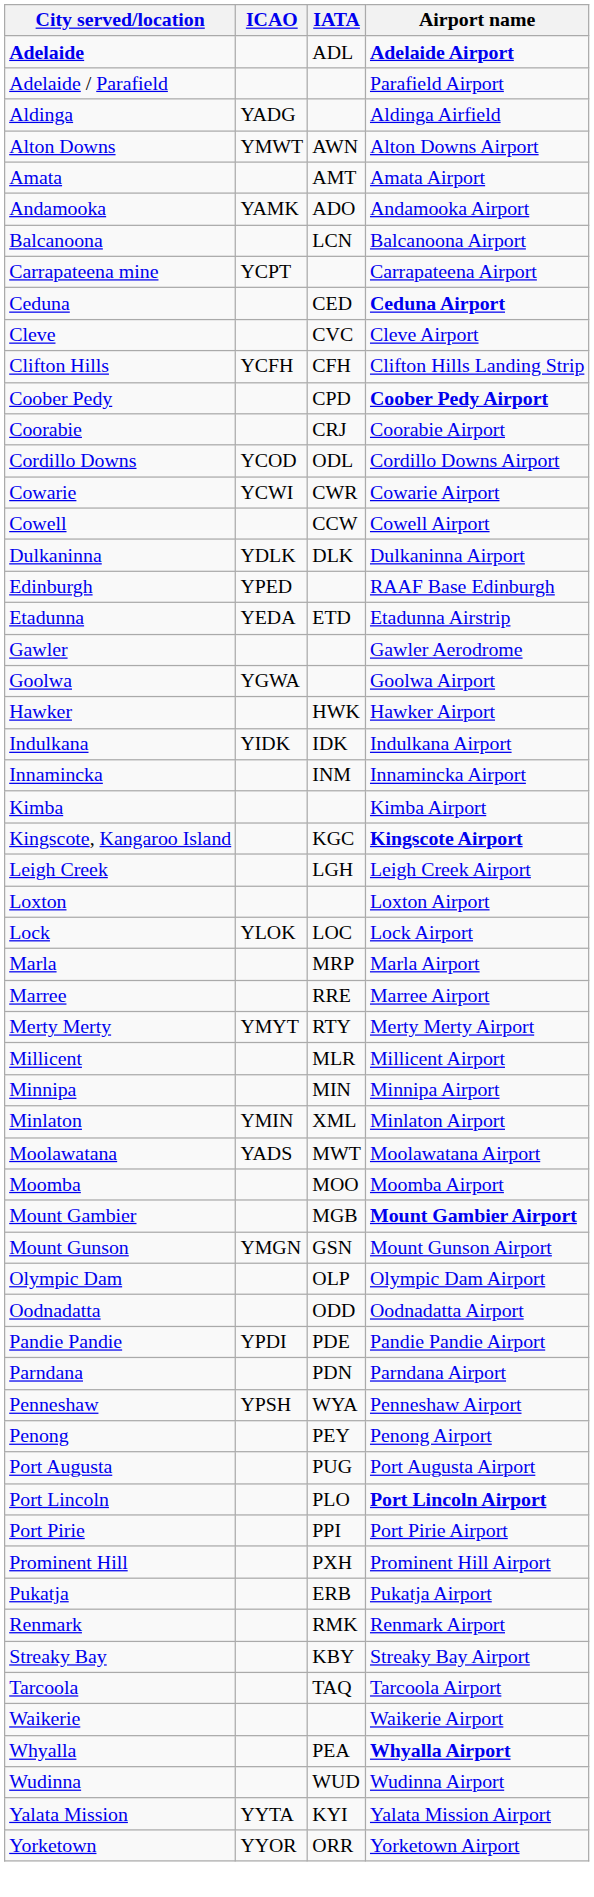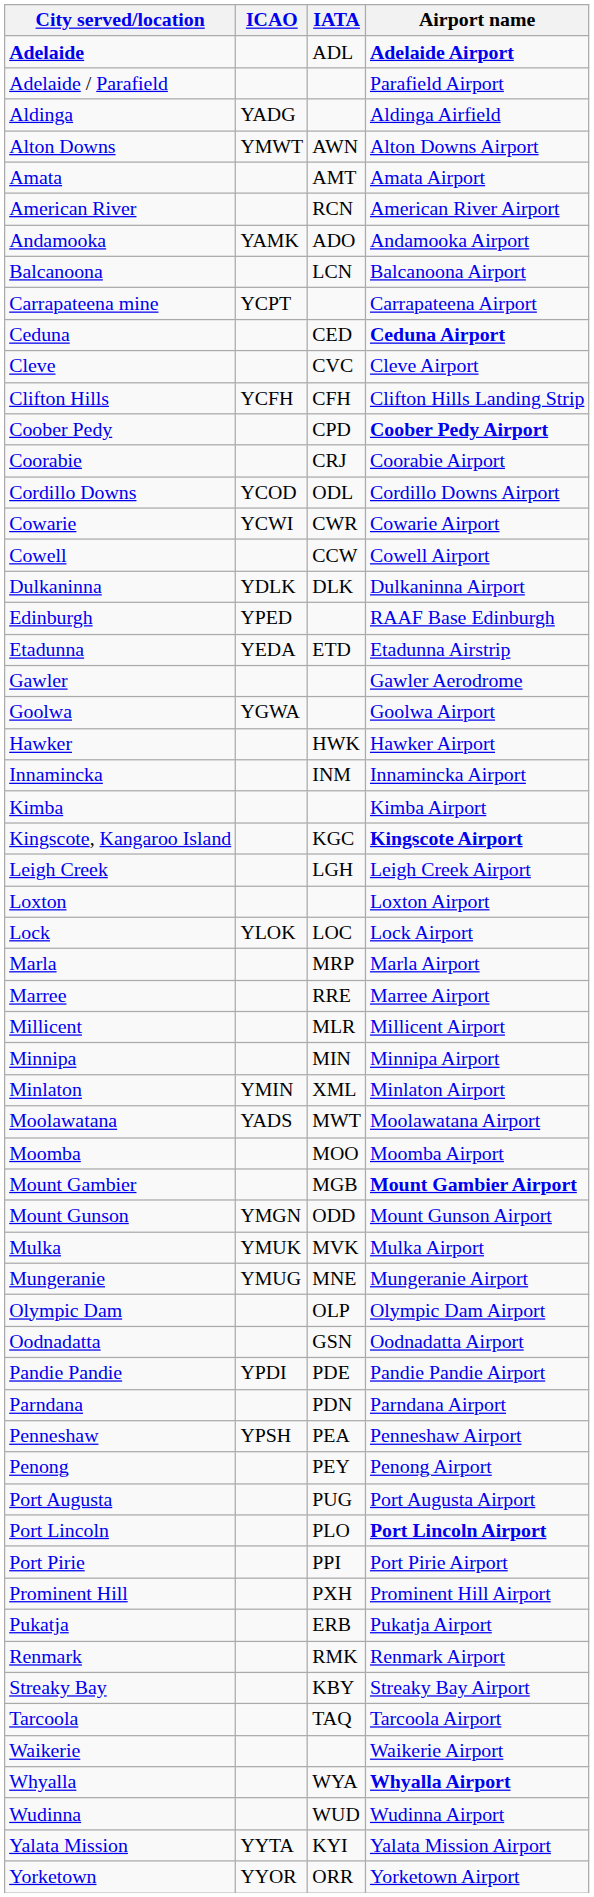+ row: (73, 209)
- row: (49, 743)
- row: (60, 1027)
(332, 1247) GSN -> (334, 1215) ODD
+ row: (35, 1247)
+ row: (57, 1278)
(334, 1310) ODD -> (332, 1341) GSN
(335, 1404) WYA -> (331, 1436) PEA
(331, 1750) PEA -> (335, 1782) WYA
